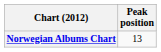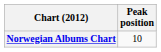(137, 39) 13 -> (137, 39) 10
